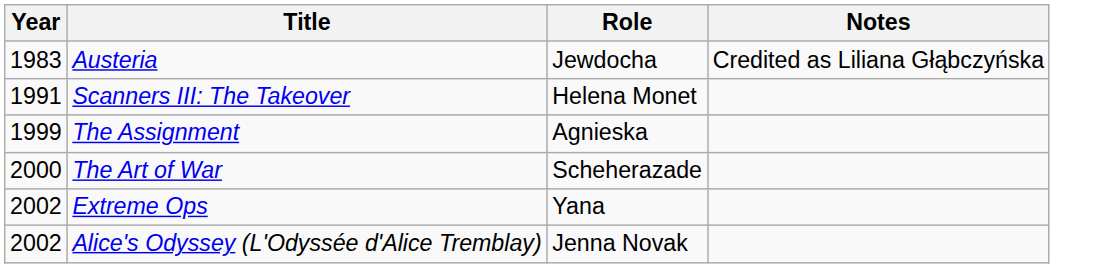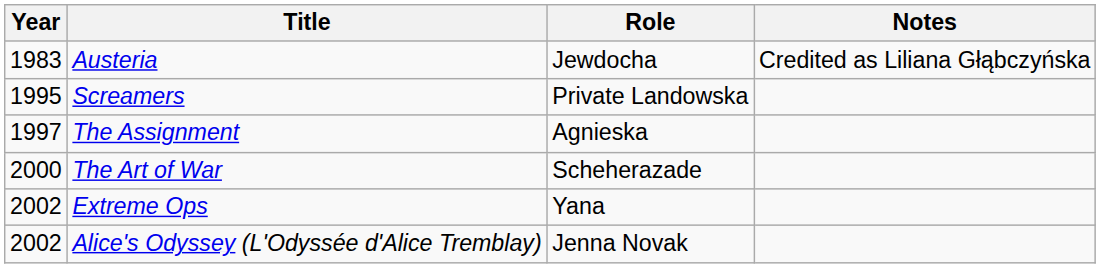- row: (211, 96)
+ row: (128, 96)
(36, 133) 1999 -> (36, 133) 1997
